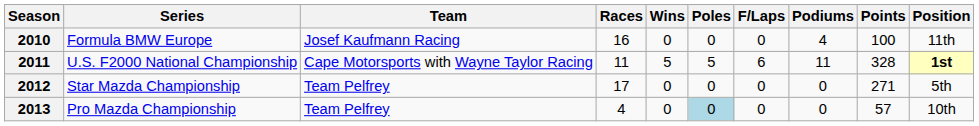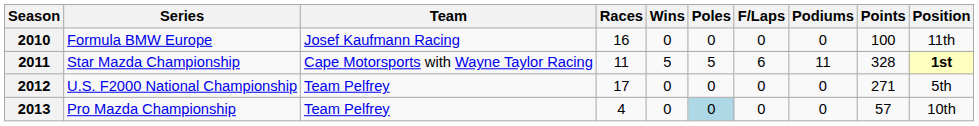(823, 40) 4 -> (823, 40) 0
(182, 63) U.S. F2000 National Championship -> (154, 63) Star Mazda Championship
(154, 86) Star Mazda Championship -> (182, 86) U.S. F2000 National Championship
